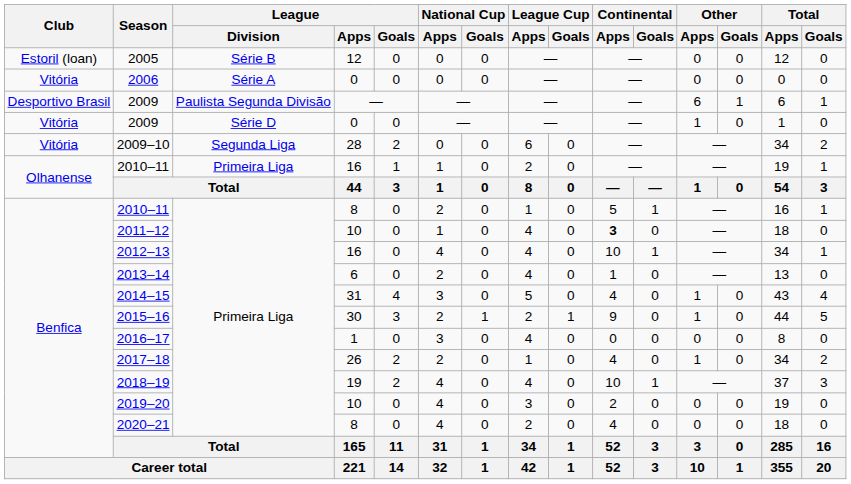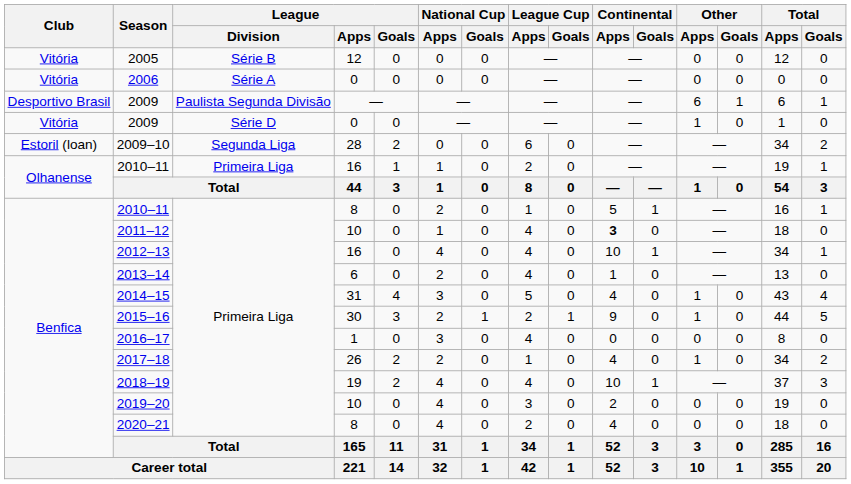(59, 58) Estoril (loan) -> (59, 58) Vitória
(59, 144) Vitória -> (59, 144) Estoril (loan)
